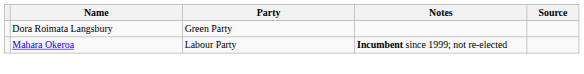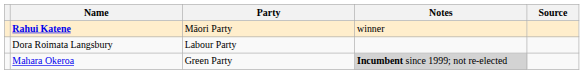+ row: (42, 29)
(208, 29) Green Party -> (211, 45) Labour Party
(211, 45) Labour Party -> (208, 61) Green Party
(432, 45) no background -> (432, 61) lightgrey background
